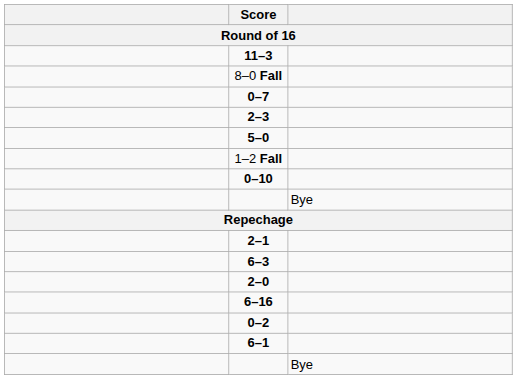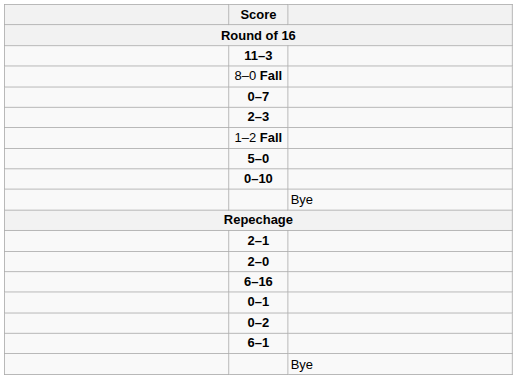rows swapped: (258, 138) <-> (258, 158)
- row: (258, 261)
+ row: (258, 302)
